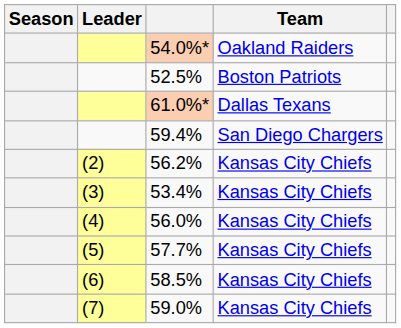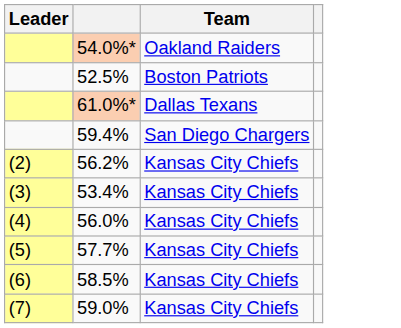- column: (41, 18)
